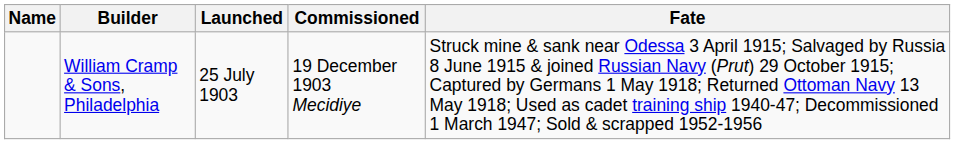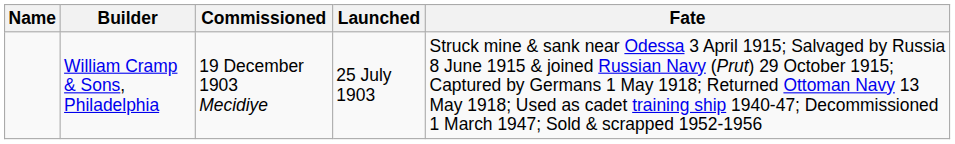columns swapped: (242, 18) <-> (357, 18)
